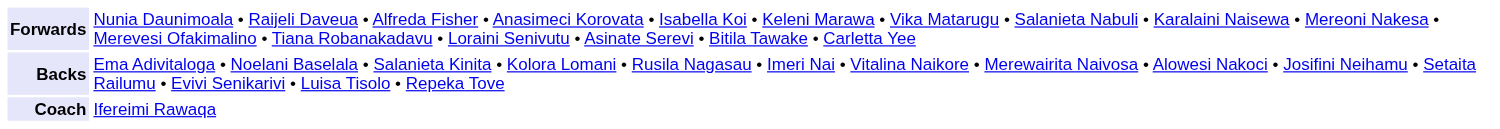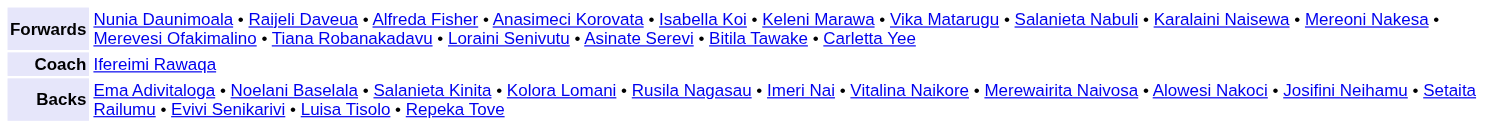rows swapped: (61, 74) <-> (60, 109)
